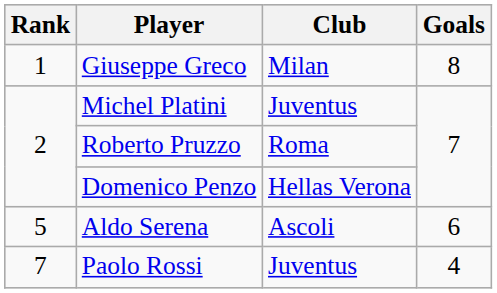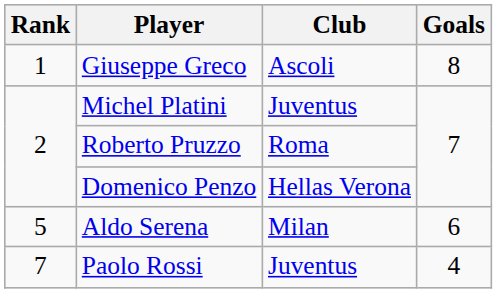(298, 65) Milan -> (301, 65) Ascoli
(301, 226) Ascoli -> (298, 226) Milan
